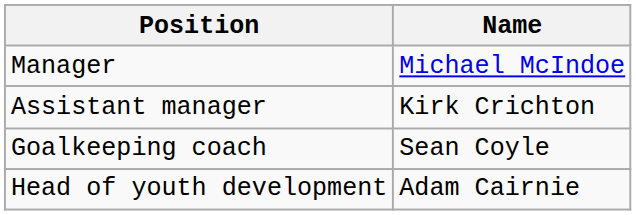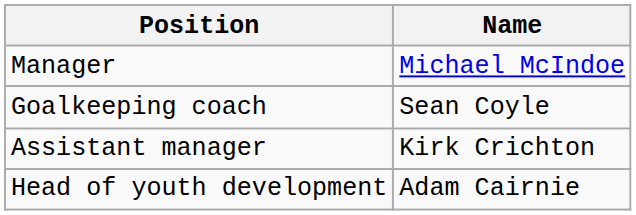rows swapped: (139, 107) <-> (139, 148)
